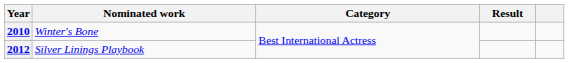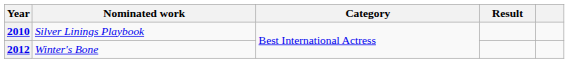(67, 31) Winter's Bone -> (90, 31) Silver Linings Playbook
(90, 49) Silver Linings Playbook -> (67, 49) Winter's Bone
